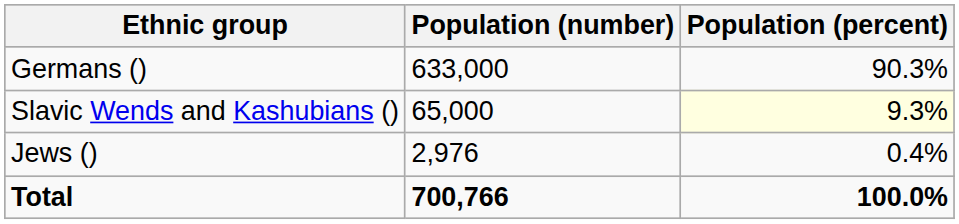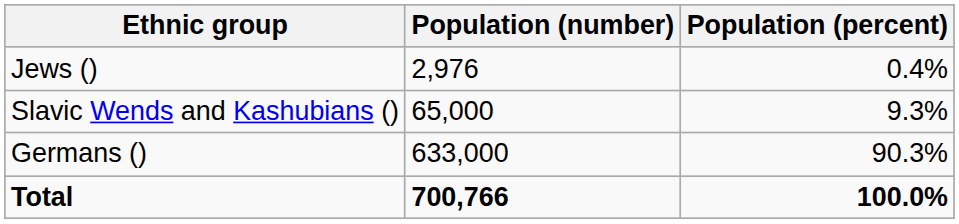rows swapped: (79, 68) <-> (54, 153)
(917, 111) lightyellow background -> (917, 111) no background
